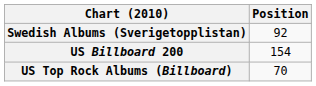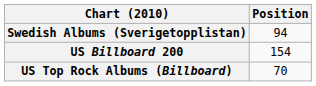(280, 33) 92 -> (280, 33) 94
